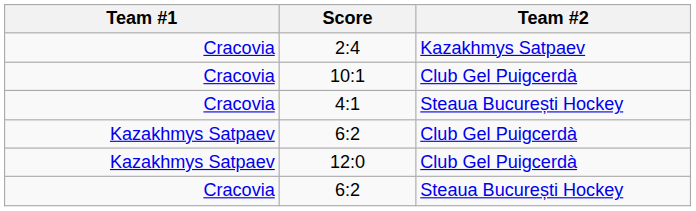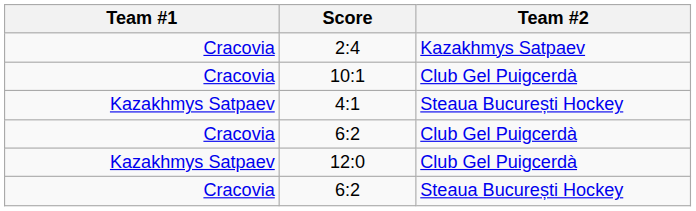(239, 104) Cracovia -> (192, 104) Kazakhmys Satpaev
(192, 133) Kazakhmys Satpaev -> (239, 133) Cracovia
